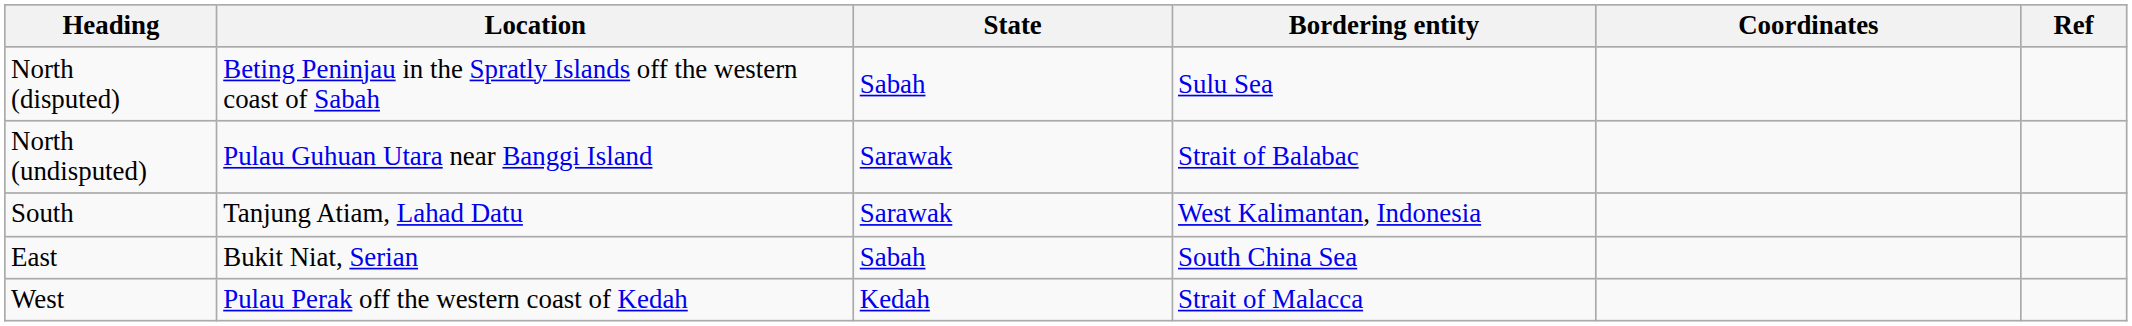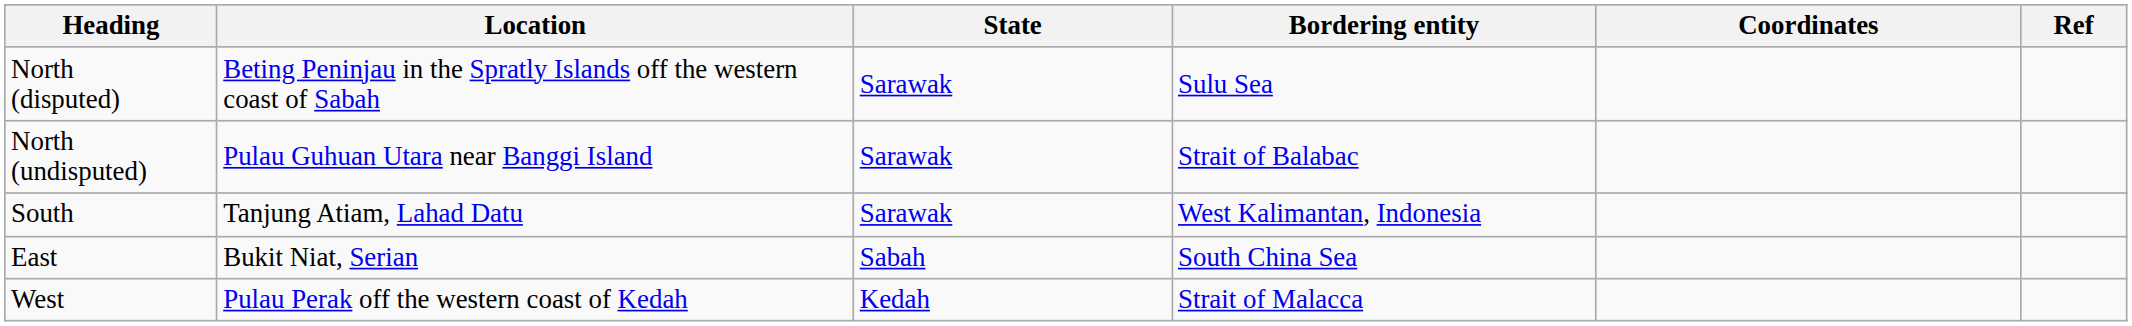(893, 83) Sabah -> (906, 83) Sarawak
